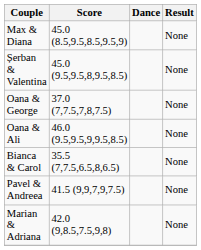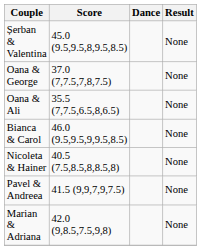- row: (22, 35)
(89, 133) 46.0 (9.5,9.5,9,9.5,8.5) -> (85, 104) 35.5 (7,7.5,6.5,8,6.5)
(85, 161) 35.5 (7,7.5,6.5,8,6.5) -> (89, 133) 46.0 (9.5,9.5,9,9.5,8.5)
+ row: (27, 161)
